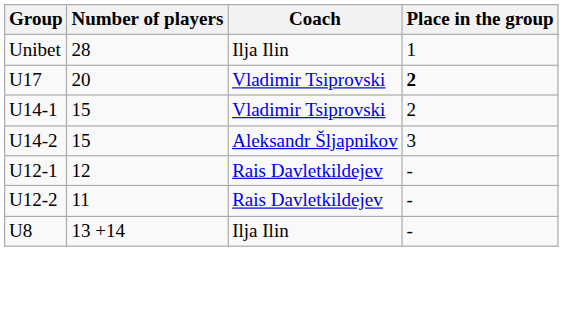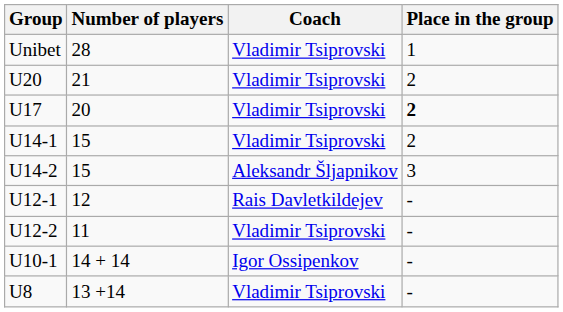(260, 49) Ilja Ilin -> (309, 49) Vladimir Tsiprovski
+ row: (25, 79)
(307, 200) Rais Davletkildejev -> (309, 230) Vladimir Tsiprovski
+ row: (33, 261)
(260, 230) Ilja Ilin -> (309, 291) Vladimir Tsiprovski
